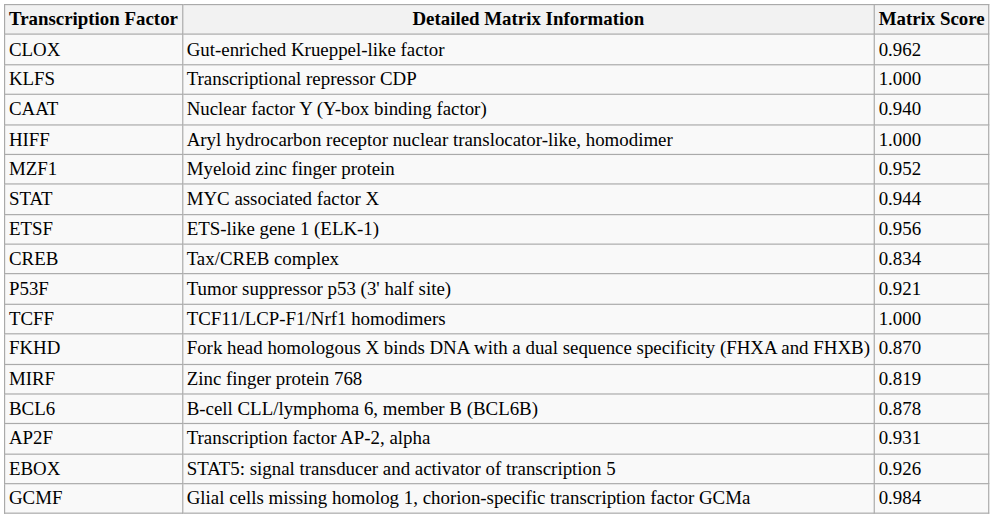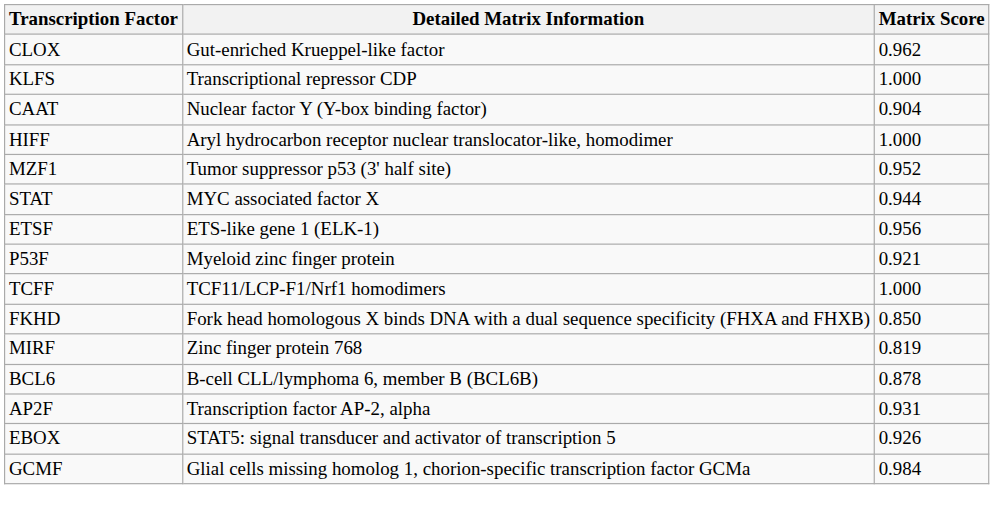(900, 109) 0.940 -> (900, 109) 0.904
(291, 169) Myeloid zinc finger protein -> (319, 169) Tumor suppressor p53 (3' half site)
- row: (34, 259)
(319, 288) Tumor suppressor p53 (3' half site) -> (291, 259) Myeloid zinc finger protein
(900, 348) 0.870 -> (900, 318) 0.850
